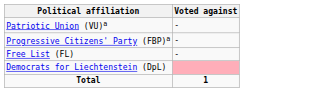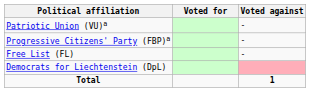+ column: (205, 11)
